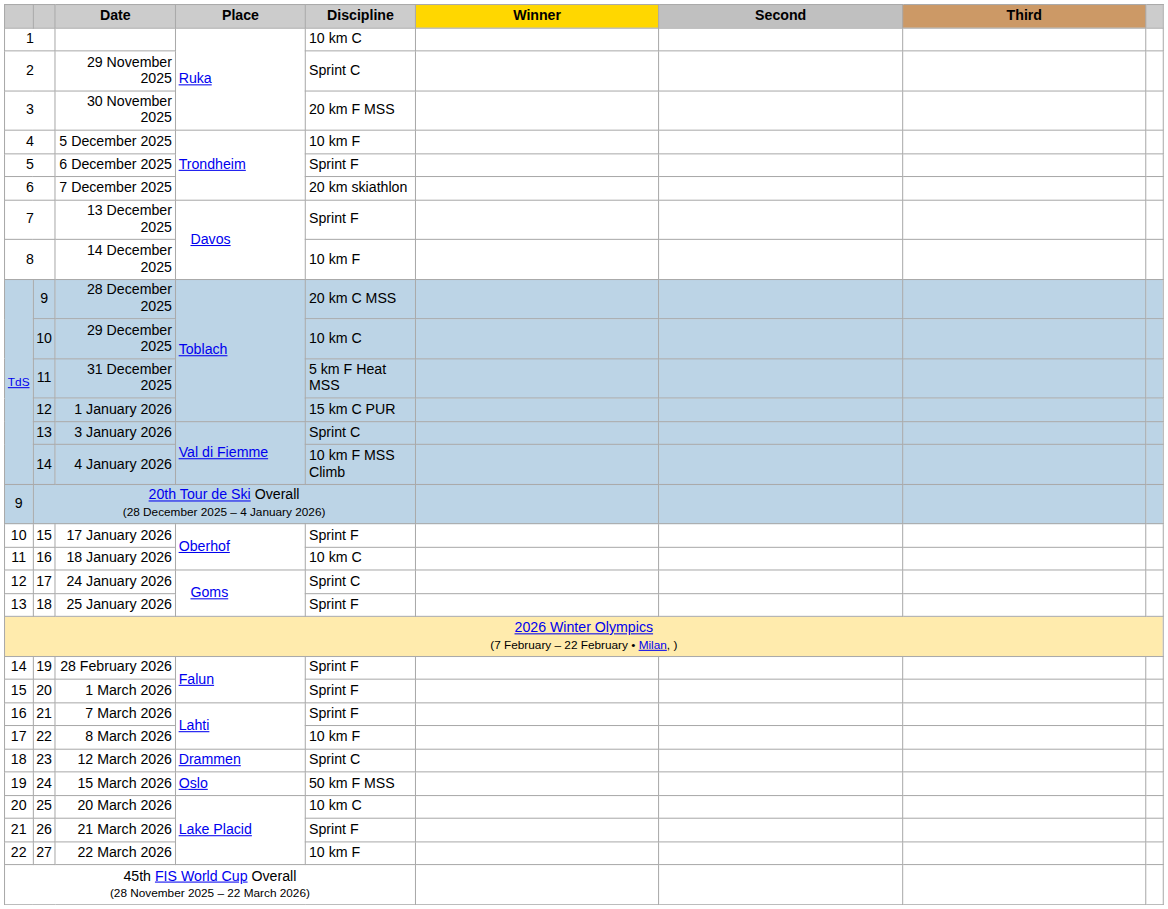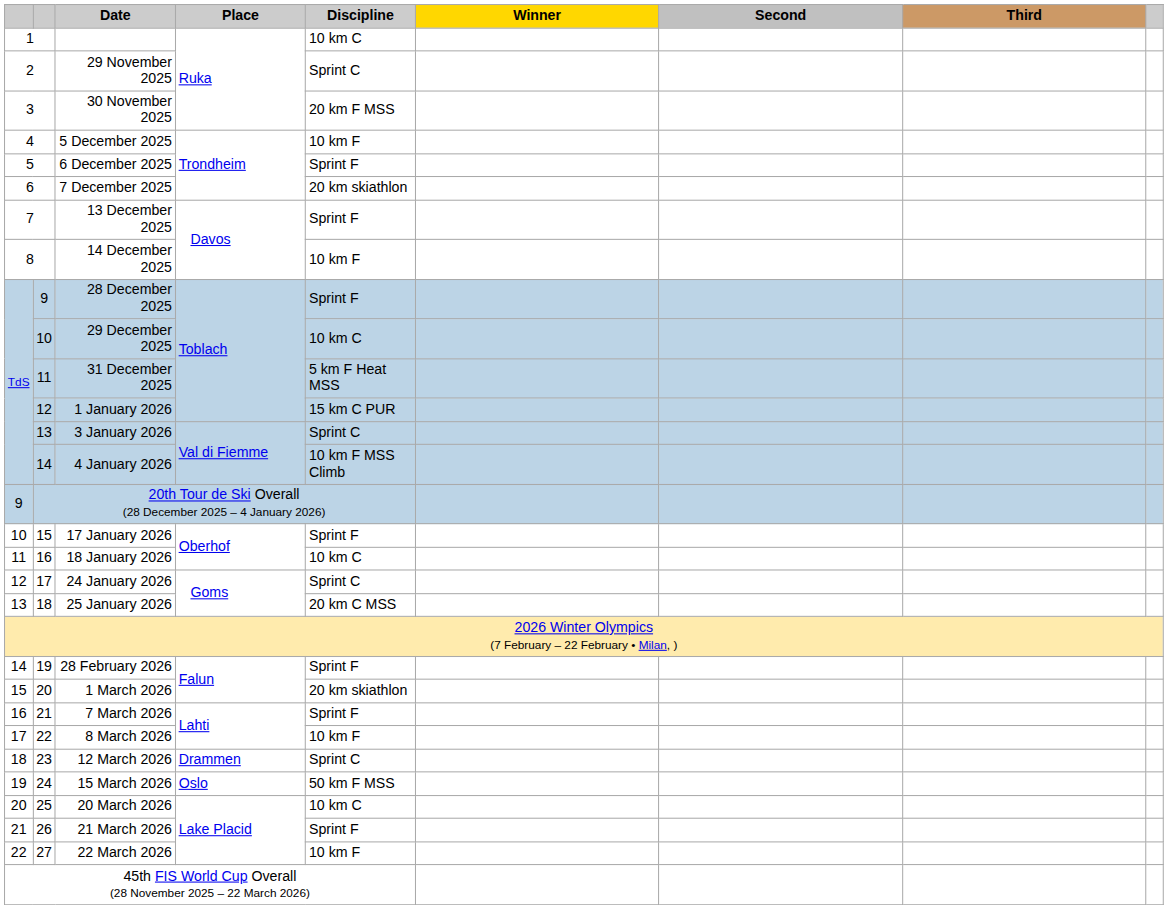(353, 298) 20 km C MSS -> (334, 298) Sprint F
(334, 604) Sprint F -> (353, 604) 20 km C MSS
(334, 690) Sprint F -> (358, 690) 20 km skiathlon
